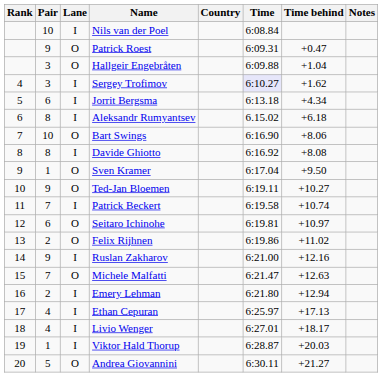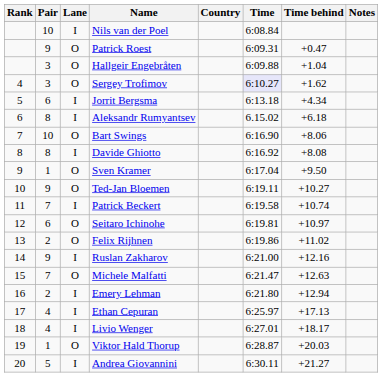(75, 83) I -> (75, 83) O
(75, 345) I -> (75, 345) O
(75, 363) O -> (75, 363) I
